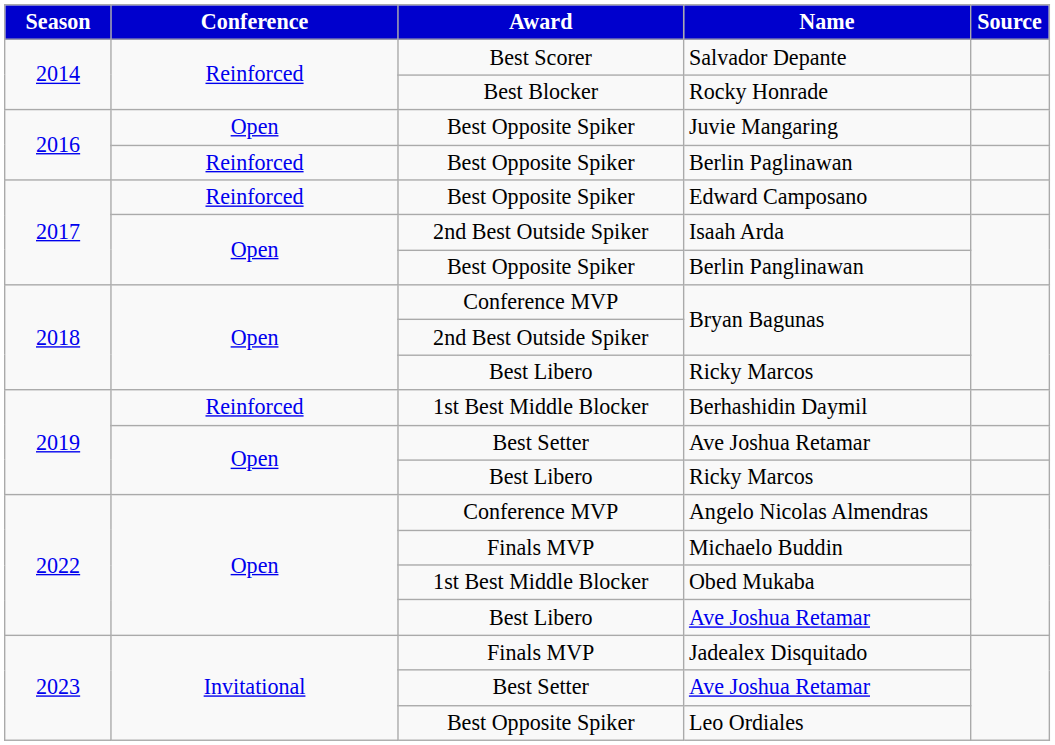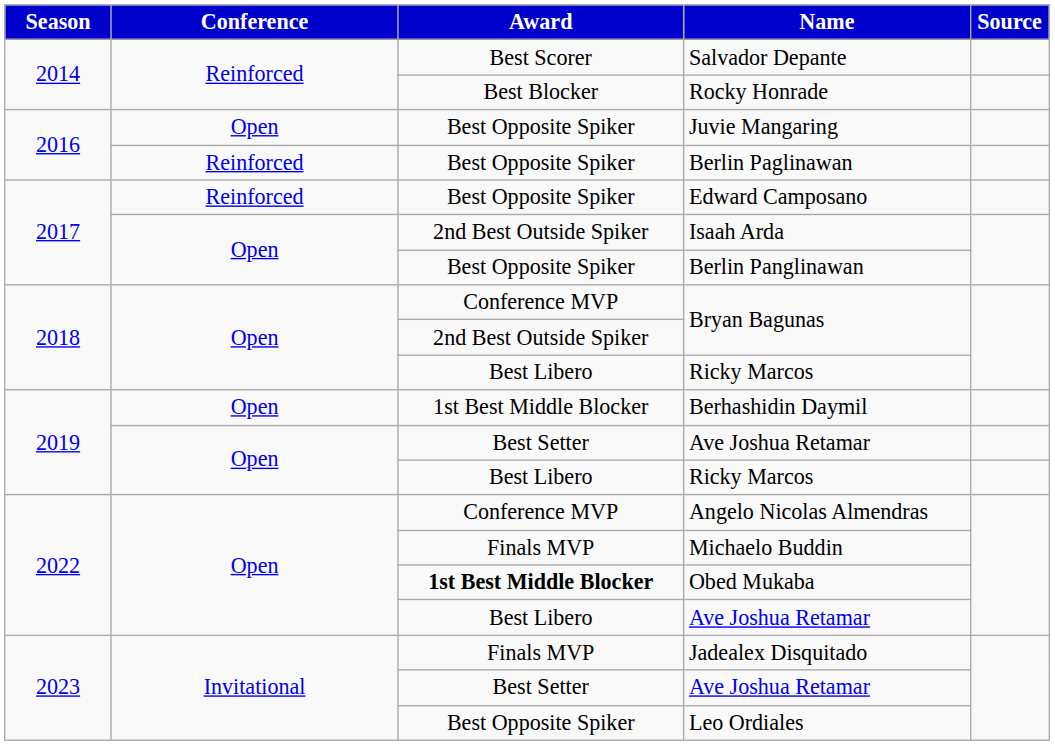(255, 407) Reinforced -> (255, 407) Open
(541, 582) normal -> (541, 582) bold
